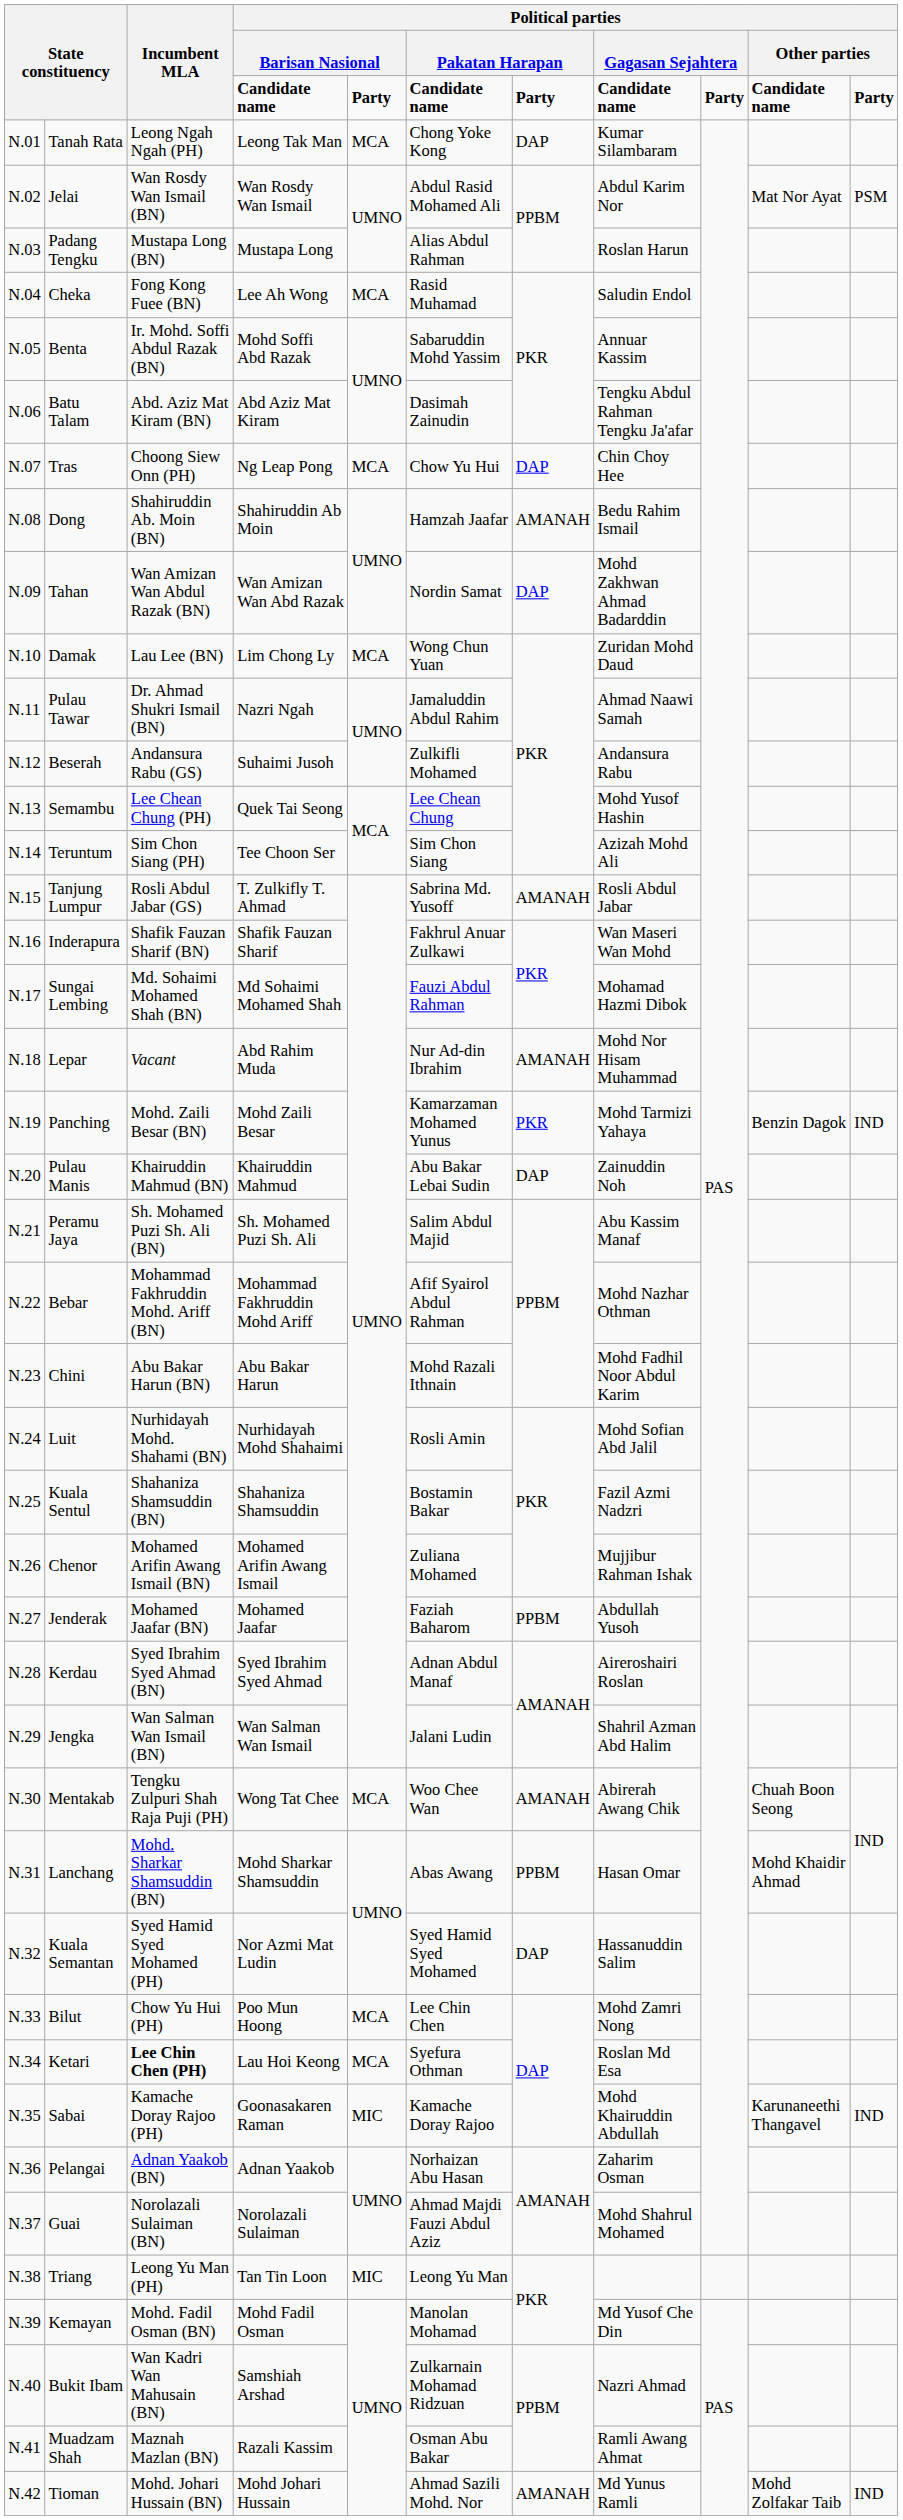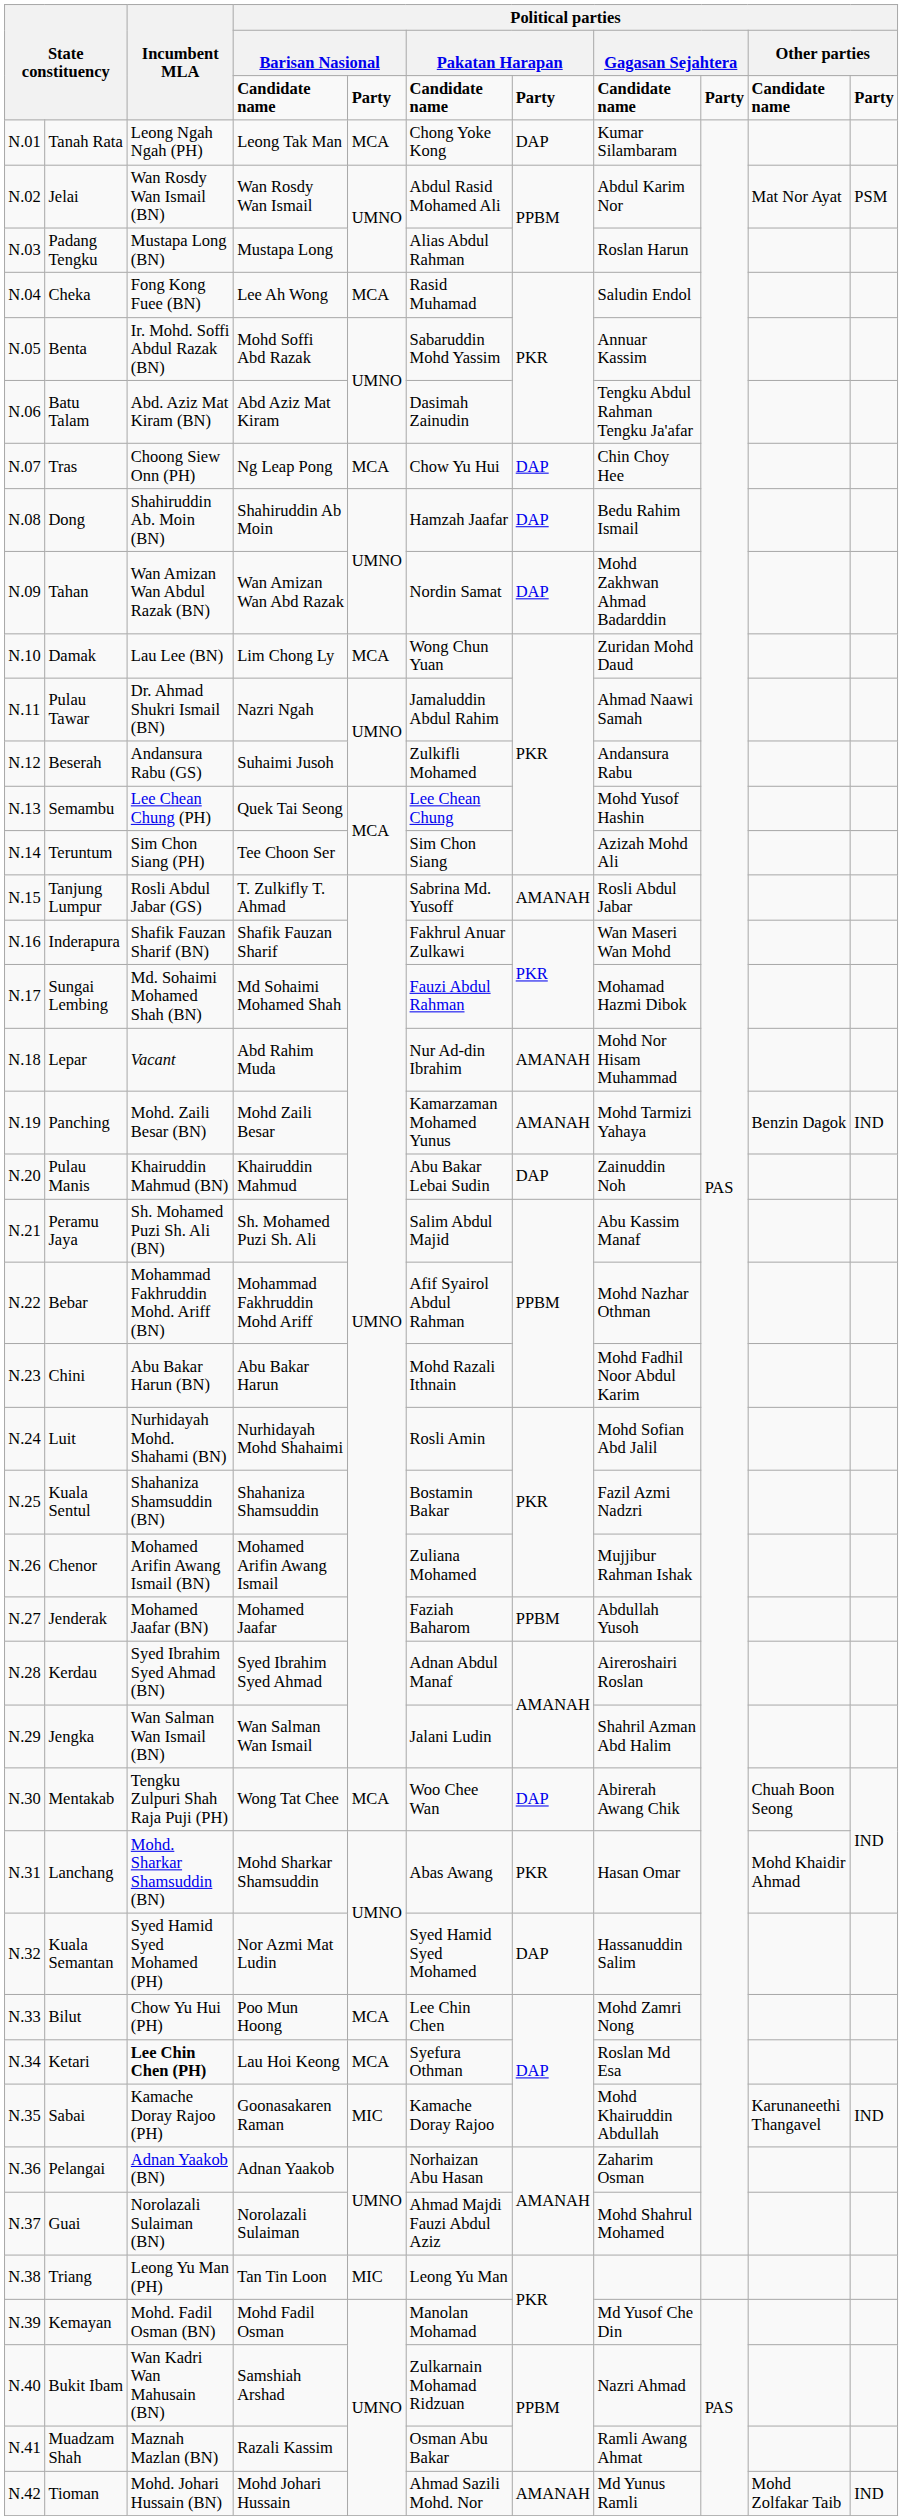(553, 519) AMANAH -> (532, 519) DAP
(532, 1122) PKR -> (553, 1122) AMANAH
(553, 1799) AMANAH -> (532, 1799) DAP
(538, 1871) PPBM -> (532, 1871) PKR
